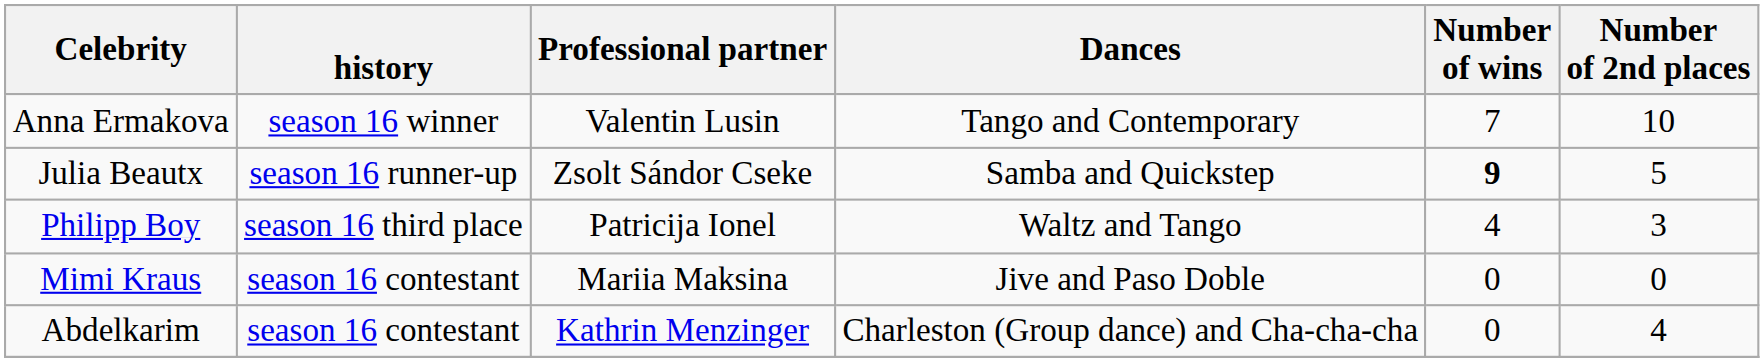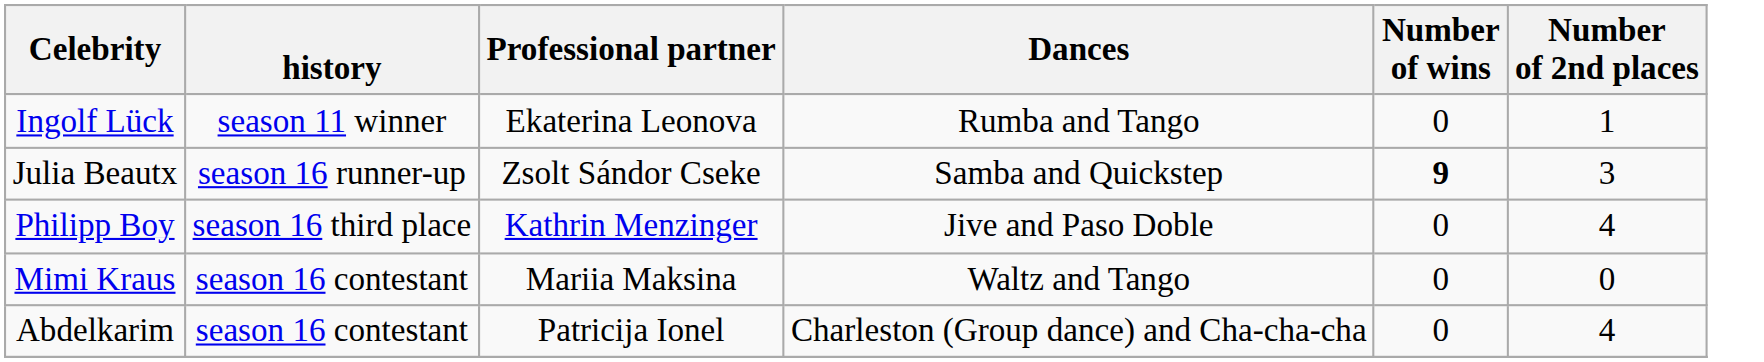+ row: (95, 120)
- row: (121, 120)
(1658, 173) 5 -> (1607, 173) 3
(683, 225) Patricija Ionel -> (631, 225) Kathrin Menzinger
(1130, 225) Waltz and Tango -> (1079, 225) Jive and Paso Doble
(1492, 225) 4 -> (1441, 225) 0
(1658, 225) 3 -> (1607, 225) 4
(1130, 278) Jive and Paso Doble -> (1079, 278) Waltz and Tango
(683, 330) Kathrin Menzinger -> (631, 330) Patricija Ionel
